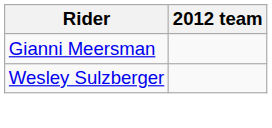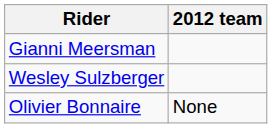+ row: (75, 107)
